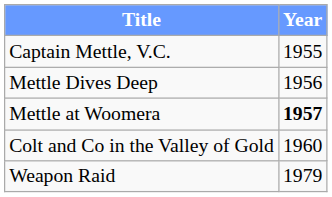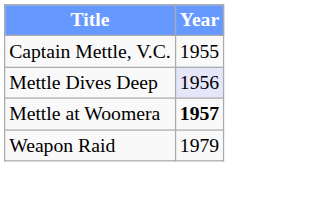(303, 82) no background -> (200, 82) lavender background
- row: (142, 144)
